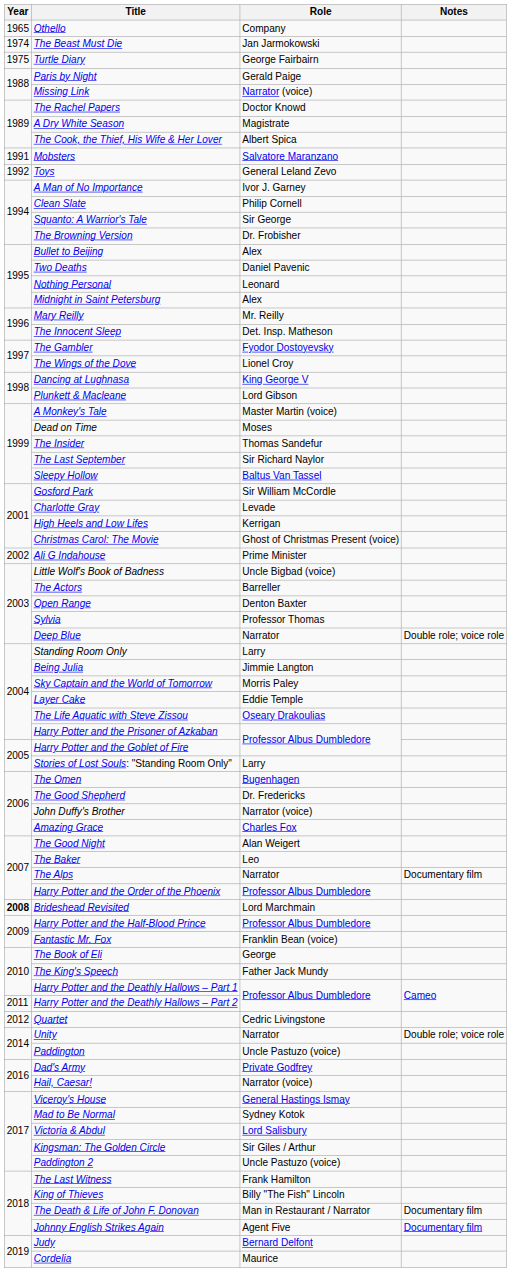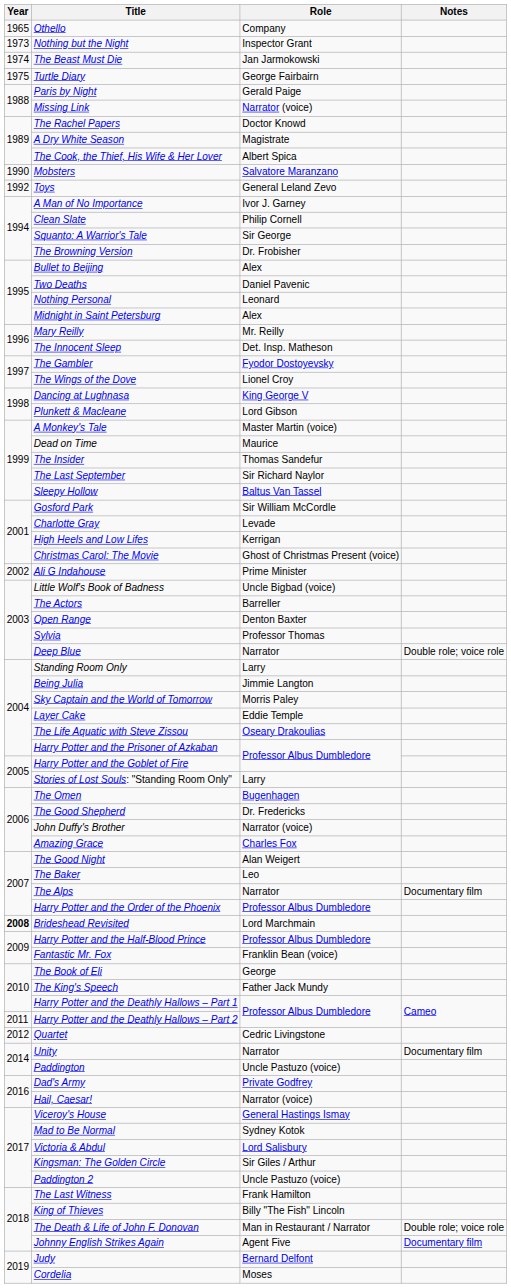+ row: (81, 44)
(18, 156) 1991 -> (18, 172) 1990
(257, 428) Moses -> (260, 444) Maurice
(454, 1035) Double role; voice role -> (443, 1051) Documentary film
(443, 1211) Documentary film -> (454, 1227) Double role; voice role
(260, 1259) Maurice -> (257, 1275) Moses
